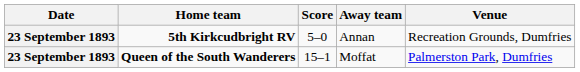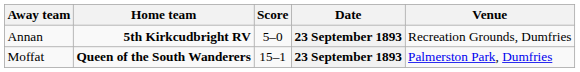columns swapped: (61, 15) <-> (371, 15)
